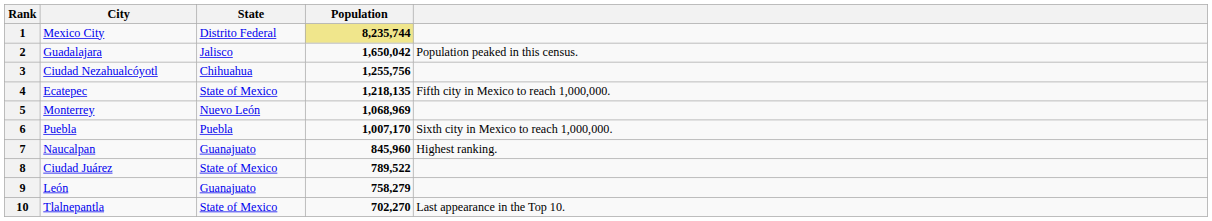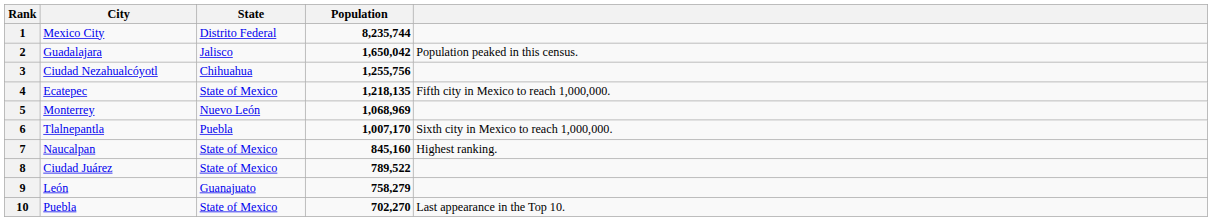(386, 33) khaki background -> (386, 33) no background
(60, 129) Puebla -> (74, 129) Tlalnepantla
(228, 149) Guanajuato -> (239, 149) State of Mexico
(391, 149) 845,960 -> (391, 149) 845,160
(74, 206) Tlalnepantla -> (60, 206) Puebla
